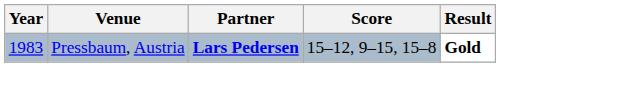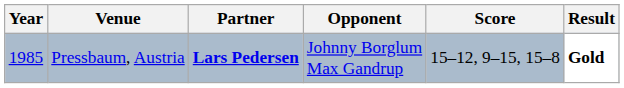+ column: (365, 19)
(26, 47) 1983 -> (26, 57) 1985
